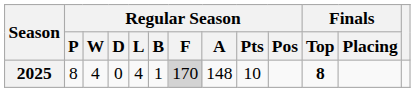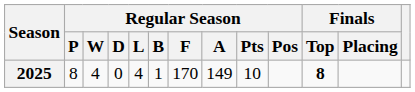(185, 73) lightgrey background -> (185, 73) no background
(219, 73) 148 -> (219, 73) 149
